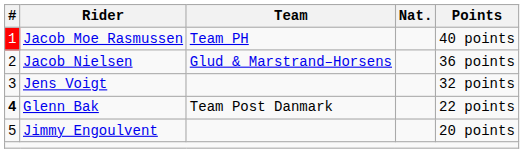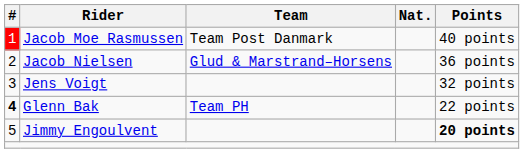(219, 39) Team PH -> (261, 39) Team Post Danmark
(261, 108) Team Post Danmark -> (219, 108) Team PH
(477, 130) normal -> (477, 130) bold
